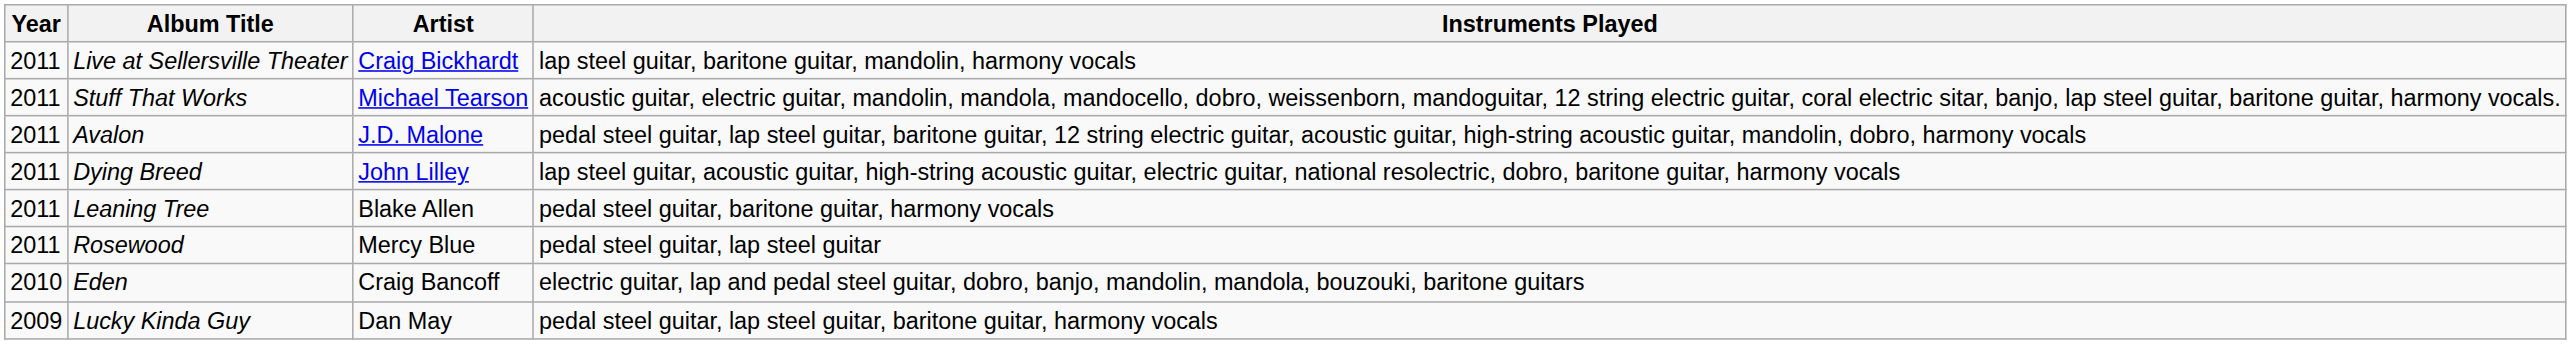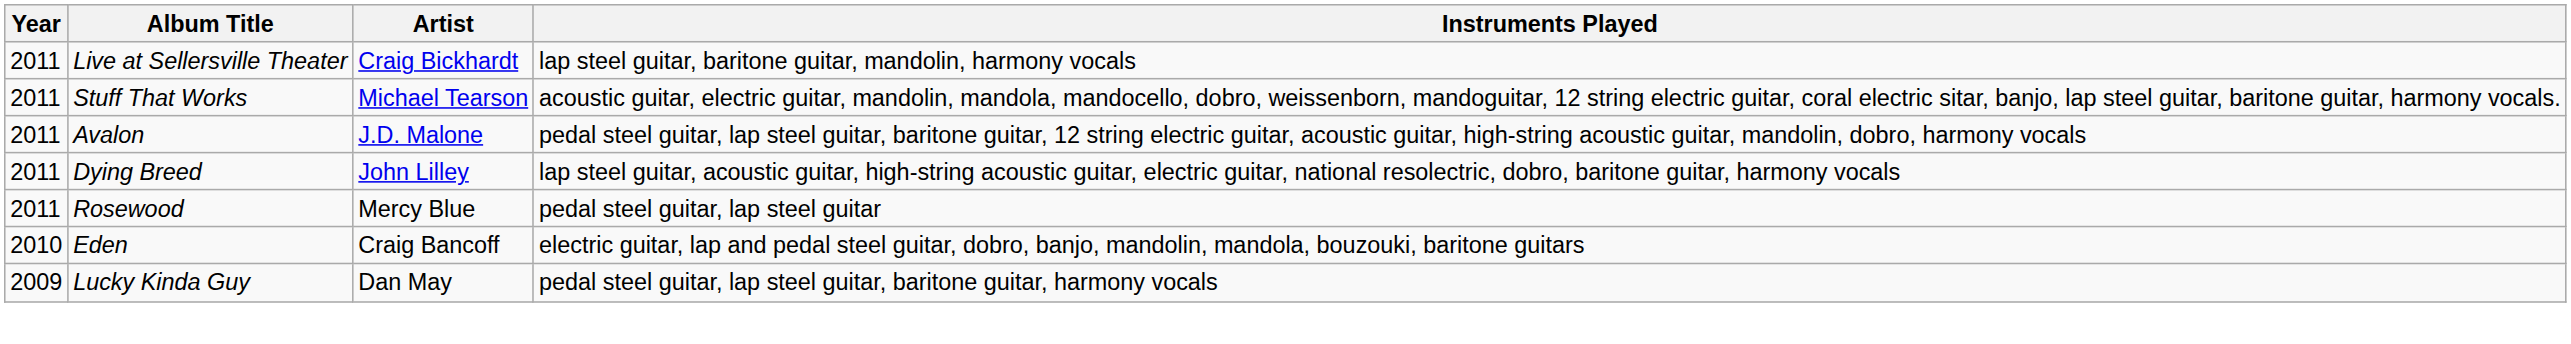- row: (141, 209)
